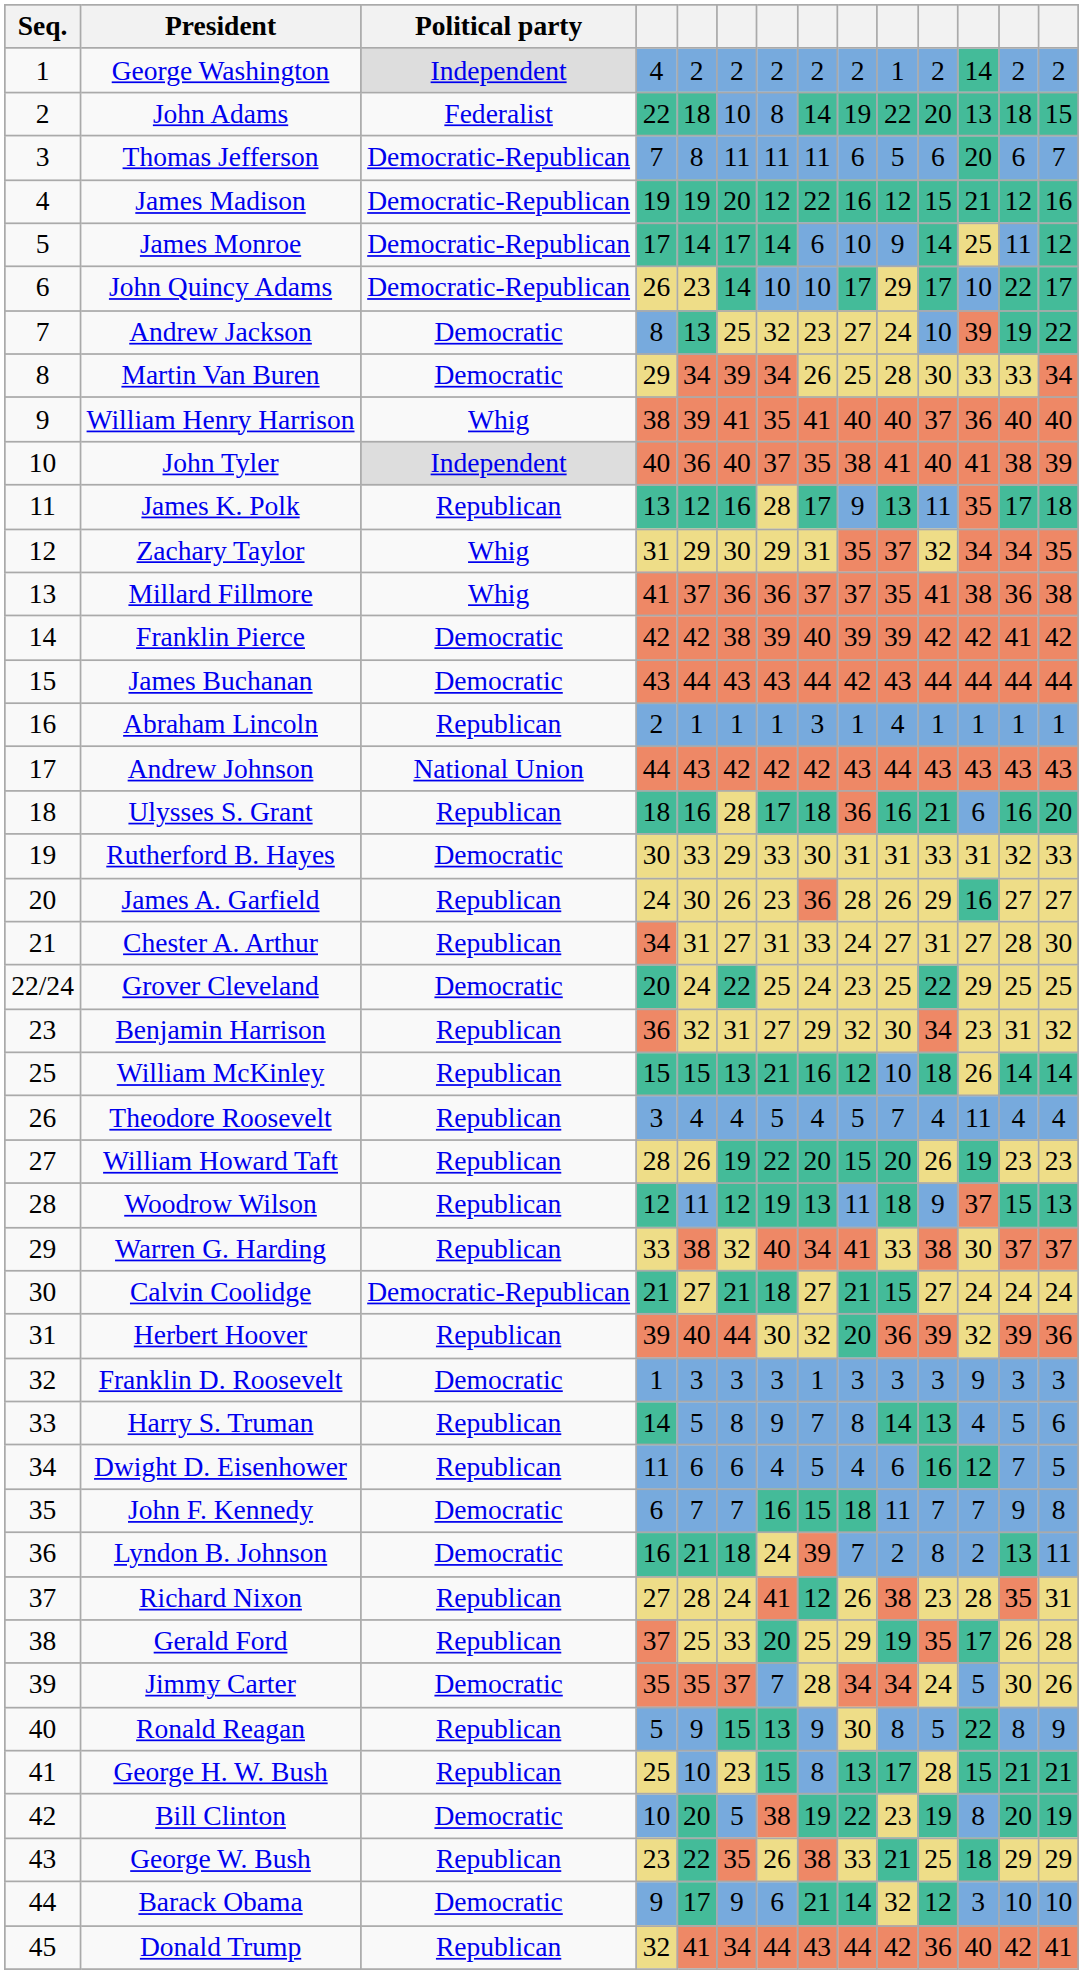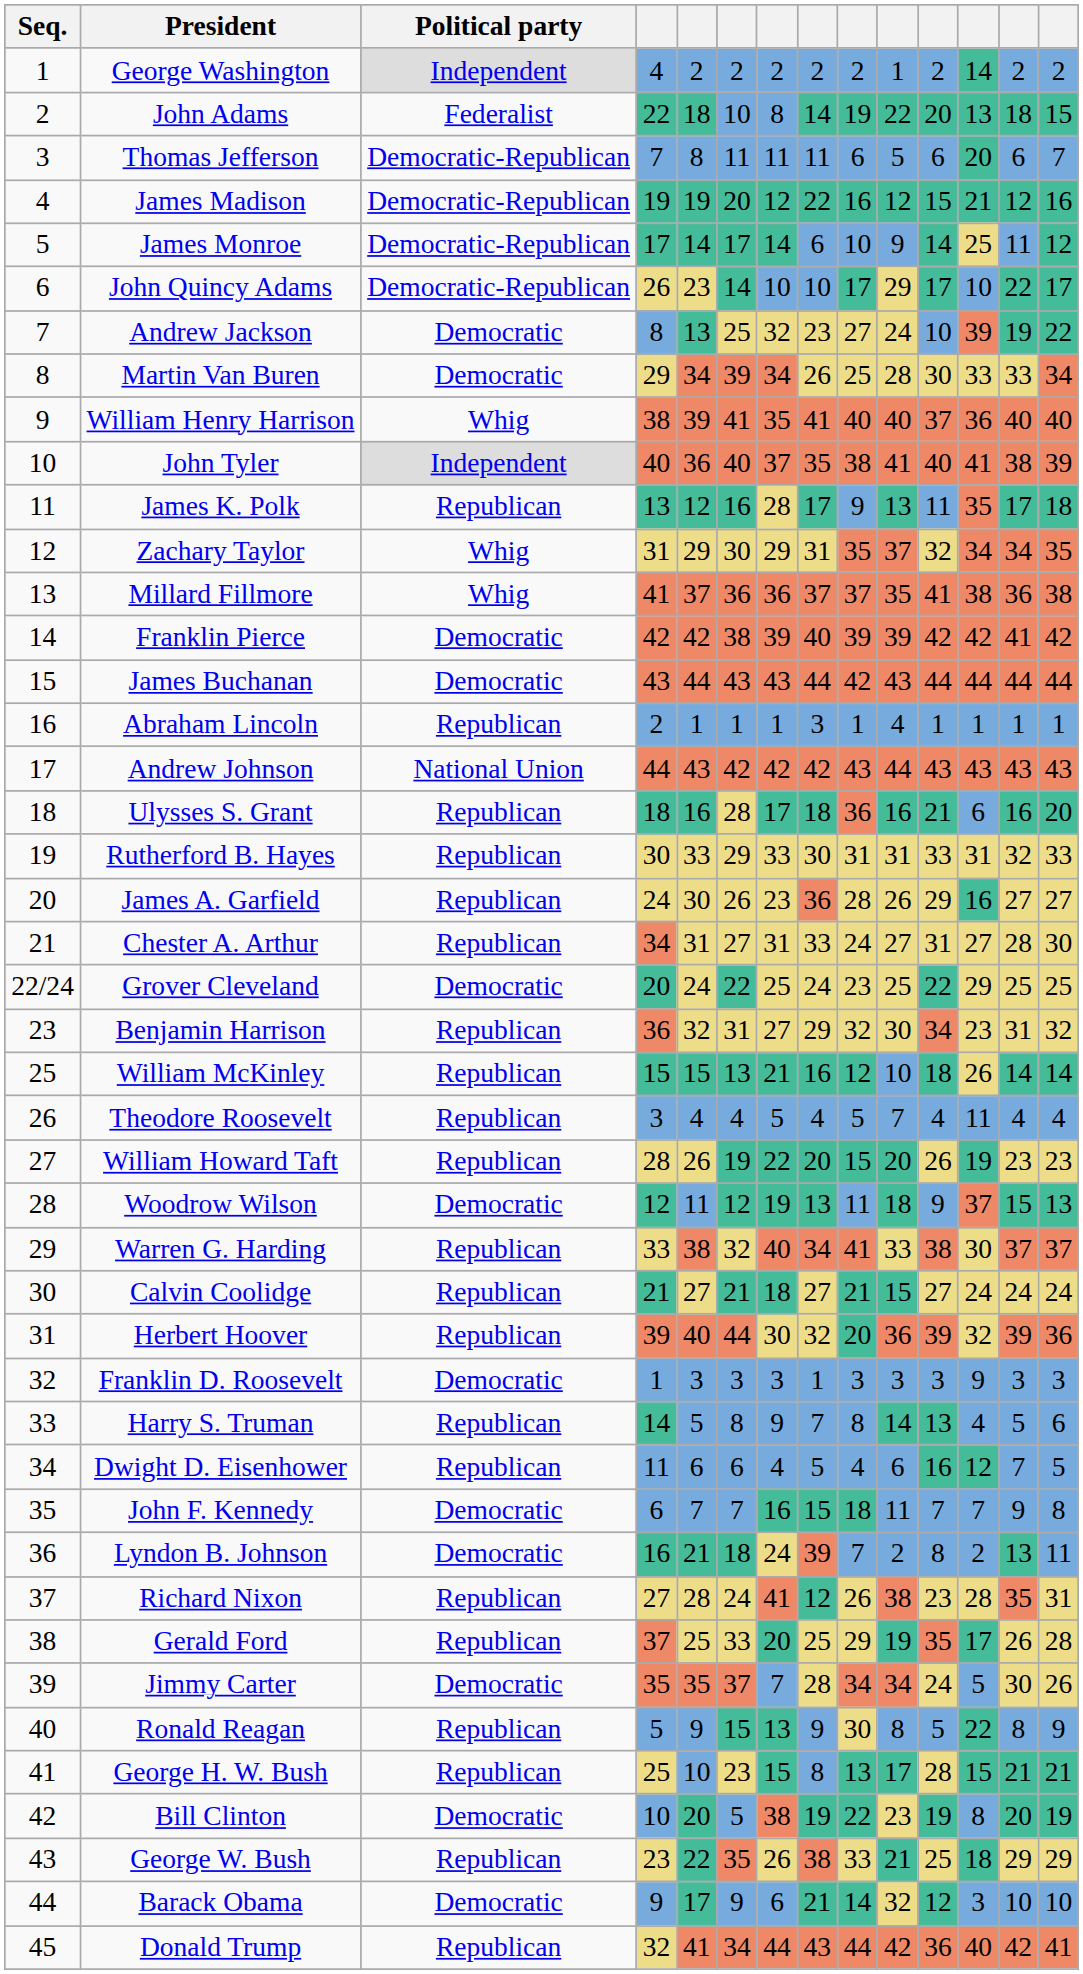(499, 855) Democratic -> (499, 855) Republican
(499, 1204) Republican -> (499, 1204) Democratic
(499, 1292) Democratic-Republican -> (499, 1292) Republican
